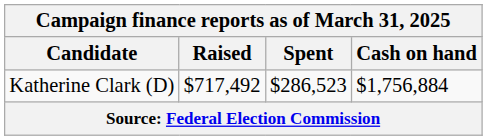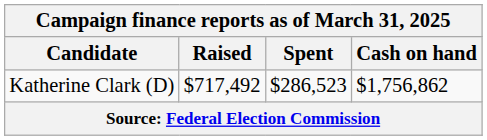(402, 85) $1,756,884 -> (402, 85) $1,756,862
